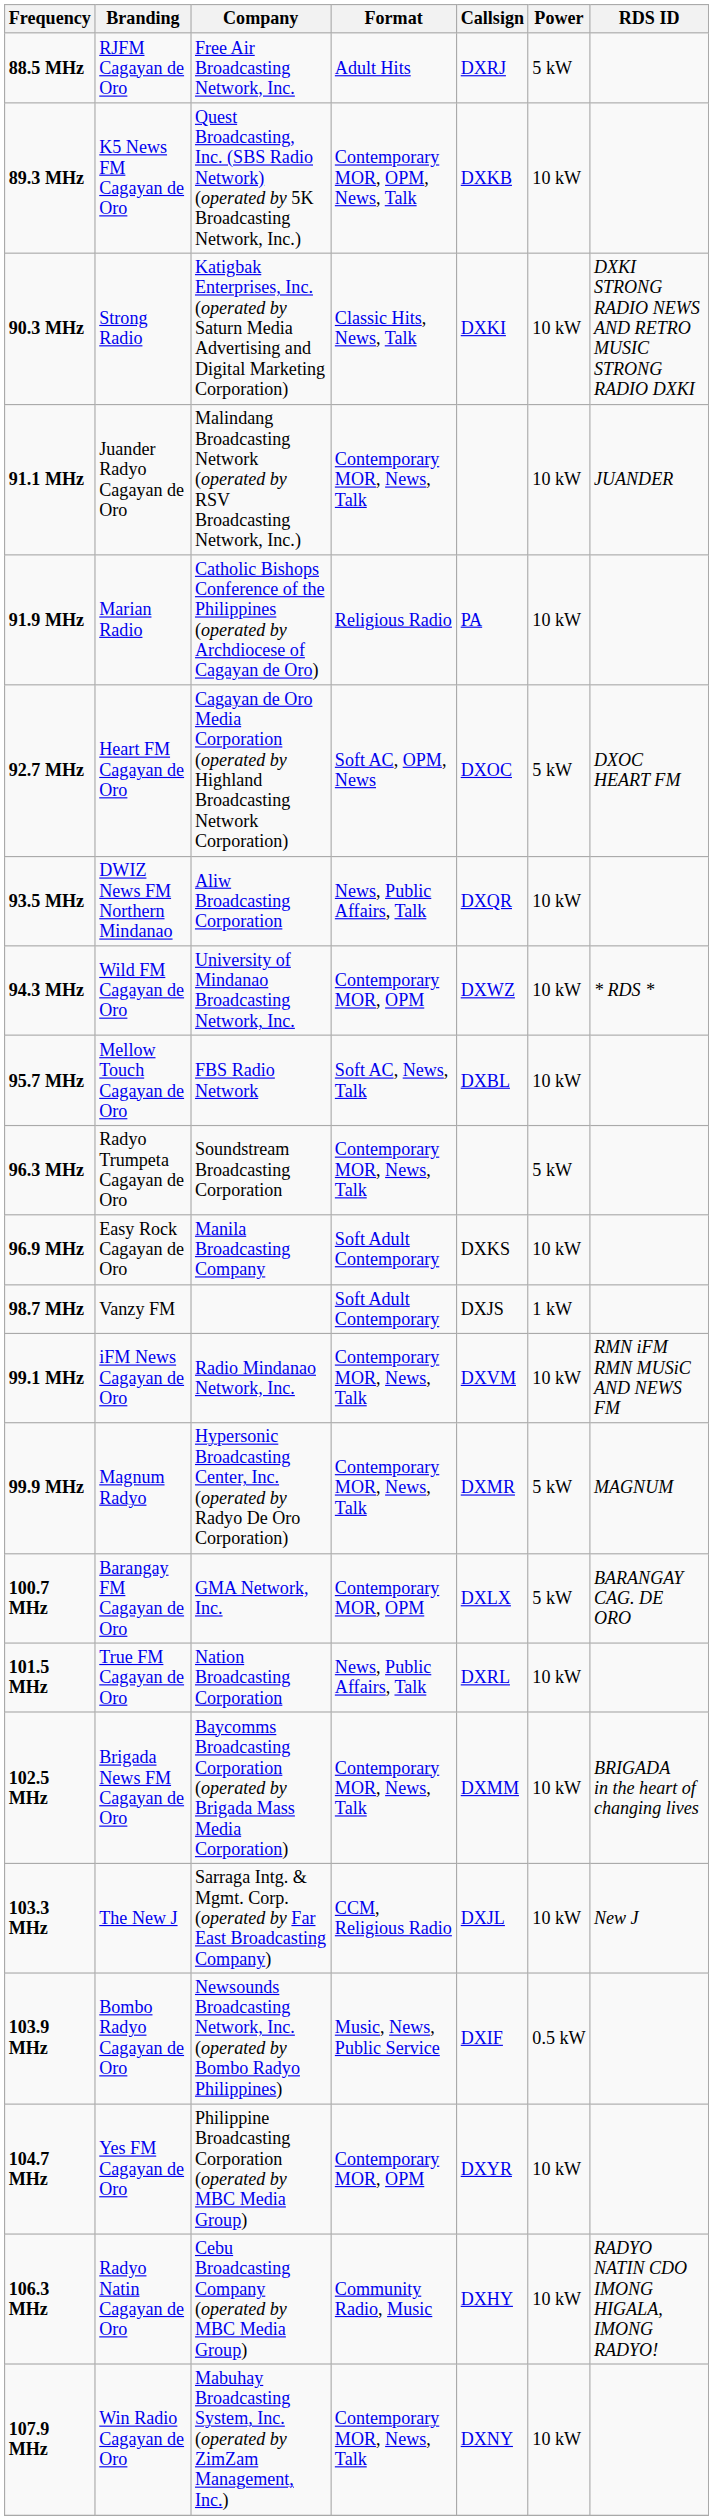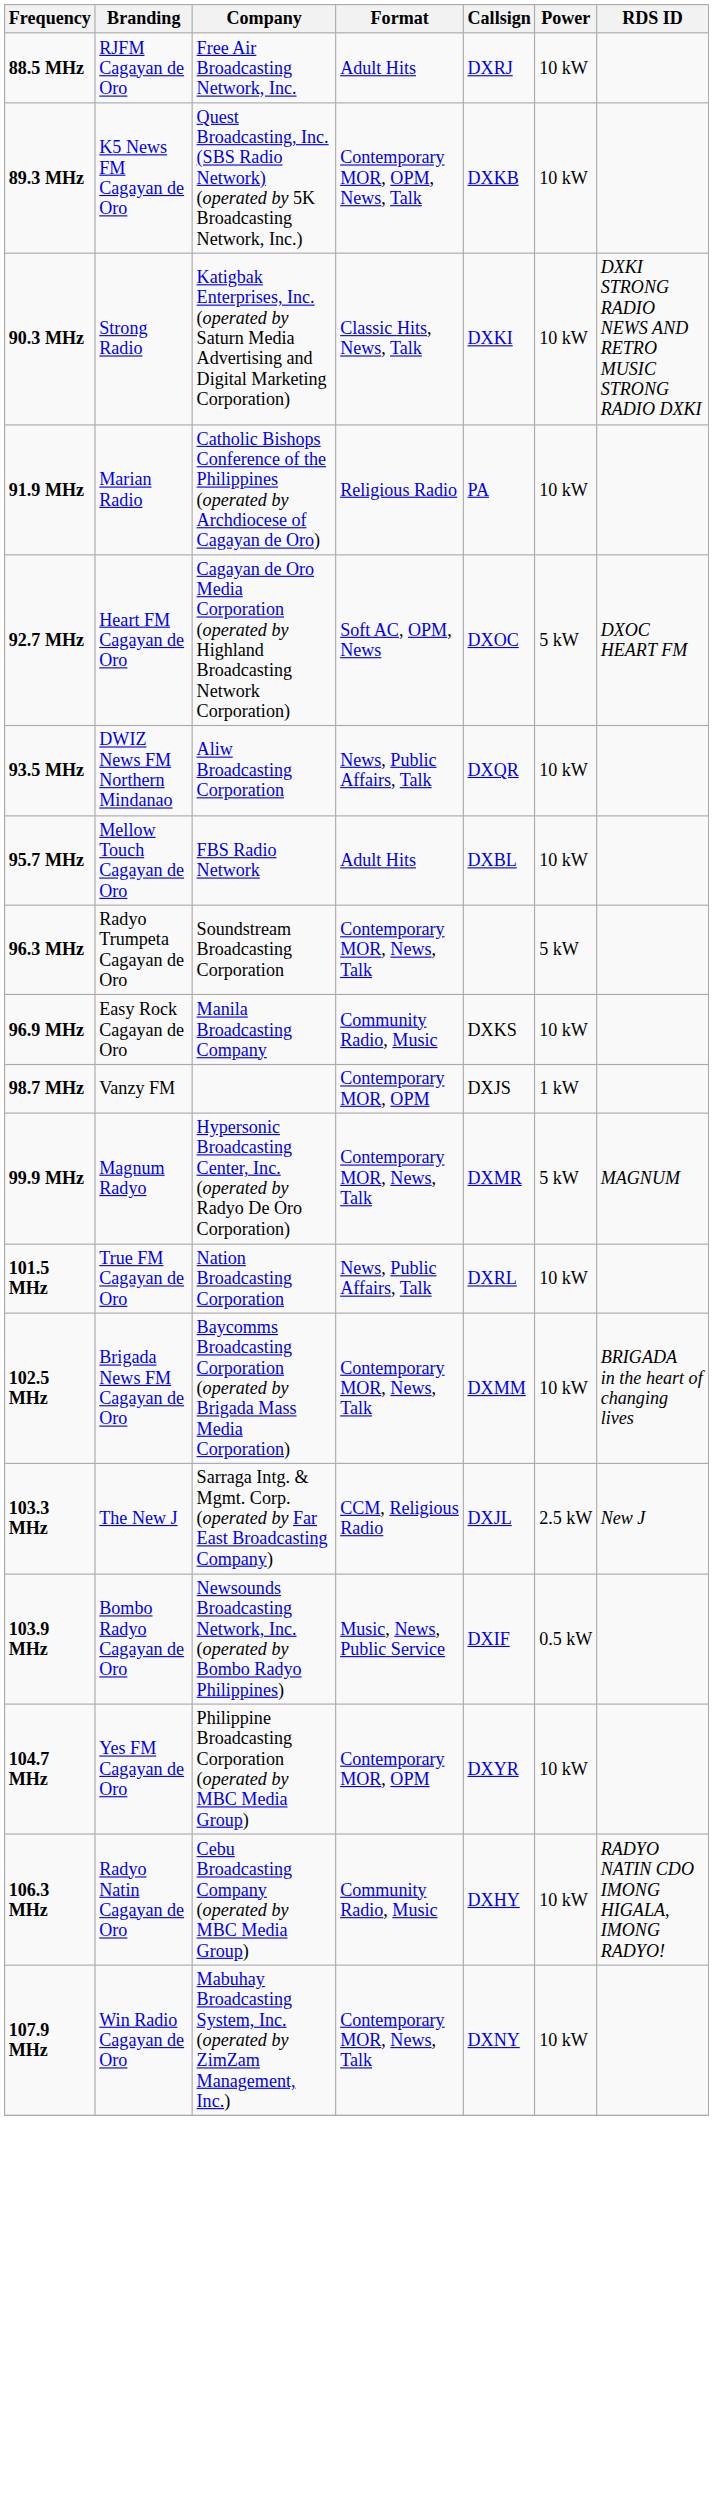(552, 67) 5 kW -> (564, 67) 10 kW
- row: (46, 479)
- row: (46, 990)
(392, 1080) Soft AC, News, Talk -> (378, 860) Adult Hits
(387, 1249) Soft Adult Contemporary -> (389, 1029) Community Radio, Music
(387, 1308) Soft Adult Contemporary -> (392, 1088) Contemporary MOR, OPM
- row: (46, 1378)
- row: (29, 1598)
(557, 1918) 10 kW -> (566, 1518) 2.5 kW
